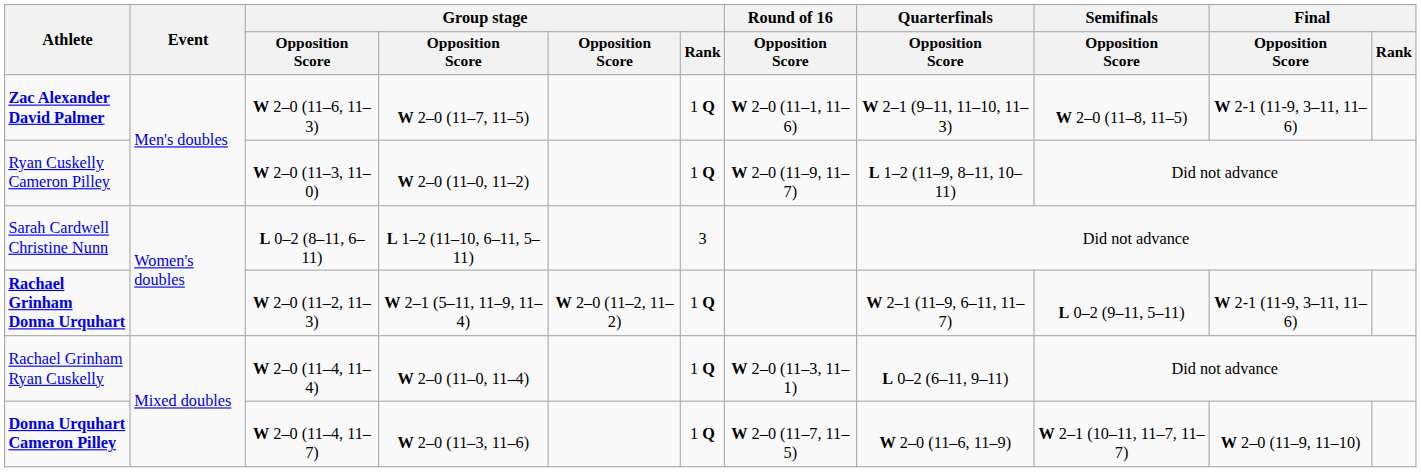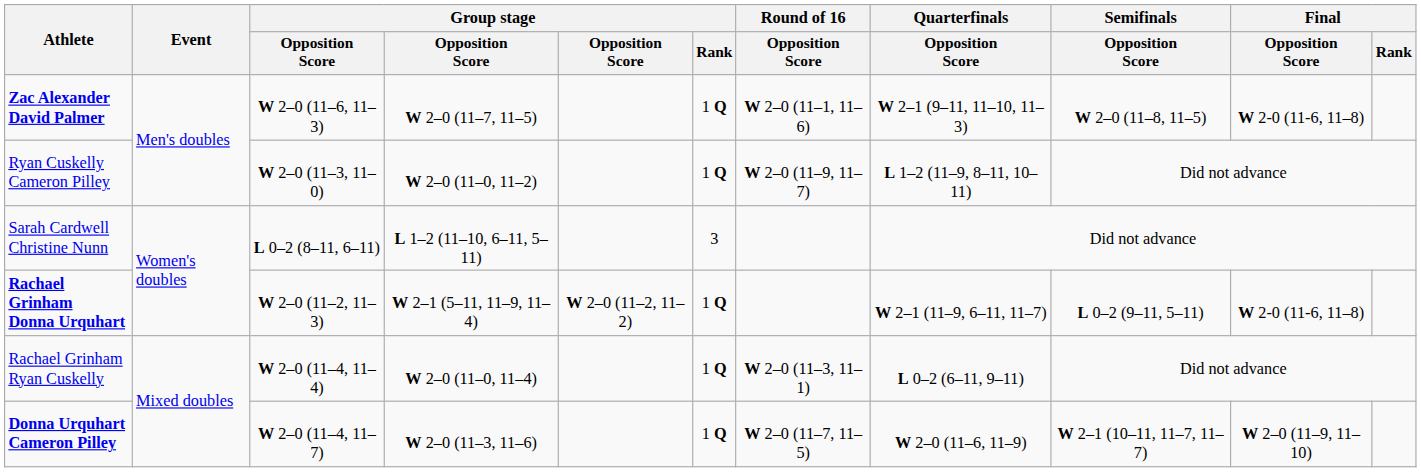(1291, 117) W 2-1 (11-9, 3–11, 11–6) -> (1301, 117) W 2-0 (11-6, 11–8)
(1291, 313) W 2-1 (11-9, 3–11, 11–6) -> (1301, 313) W 2-0 (11-6, 11–8)
